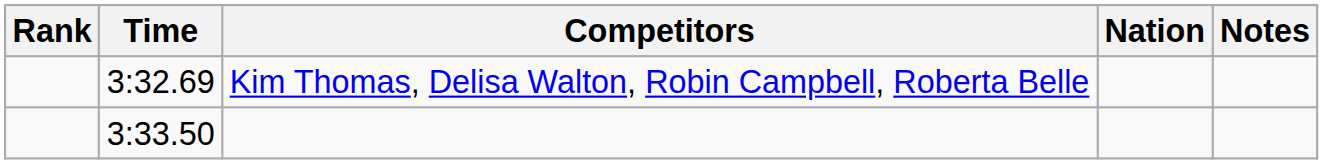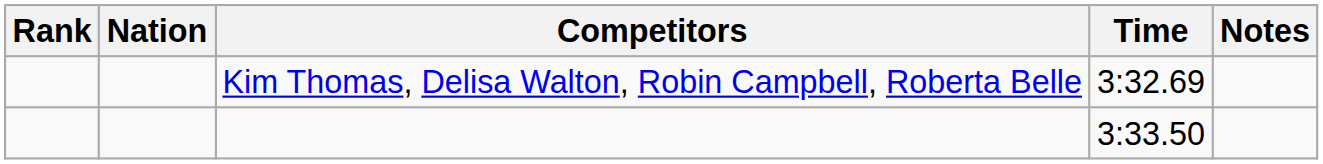columns swapped: (1155, 31) <-> (161, 31)
